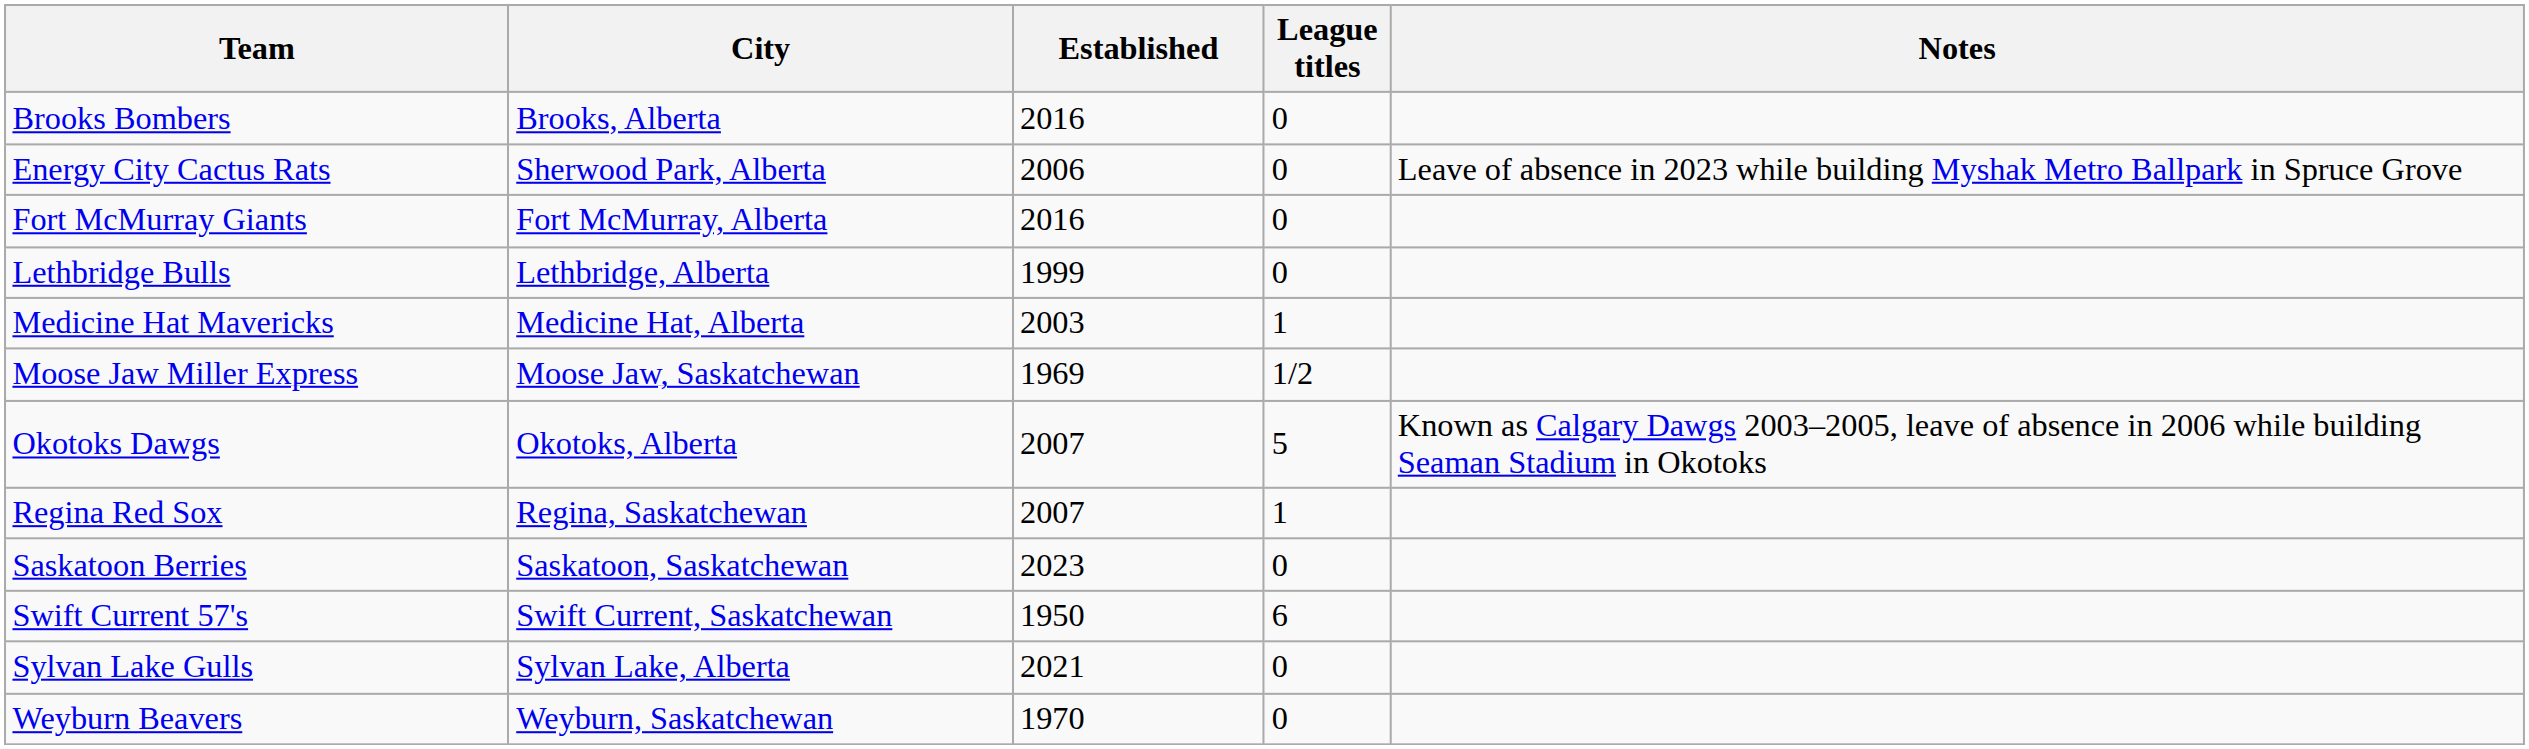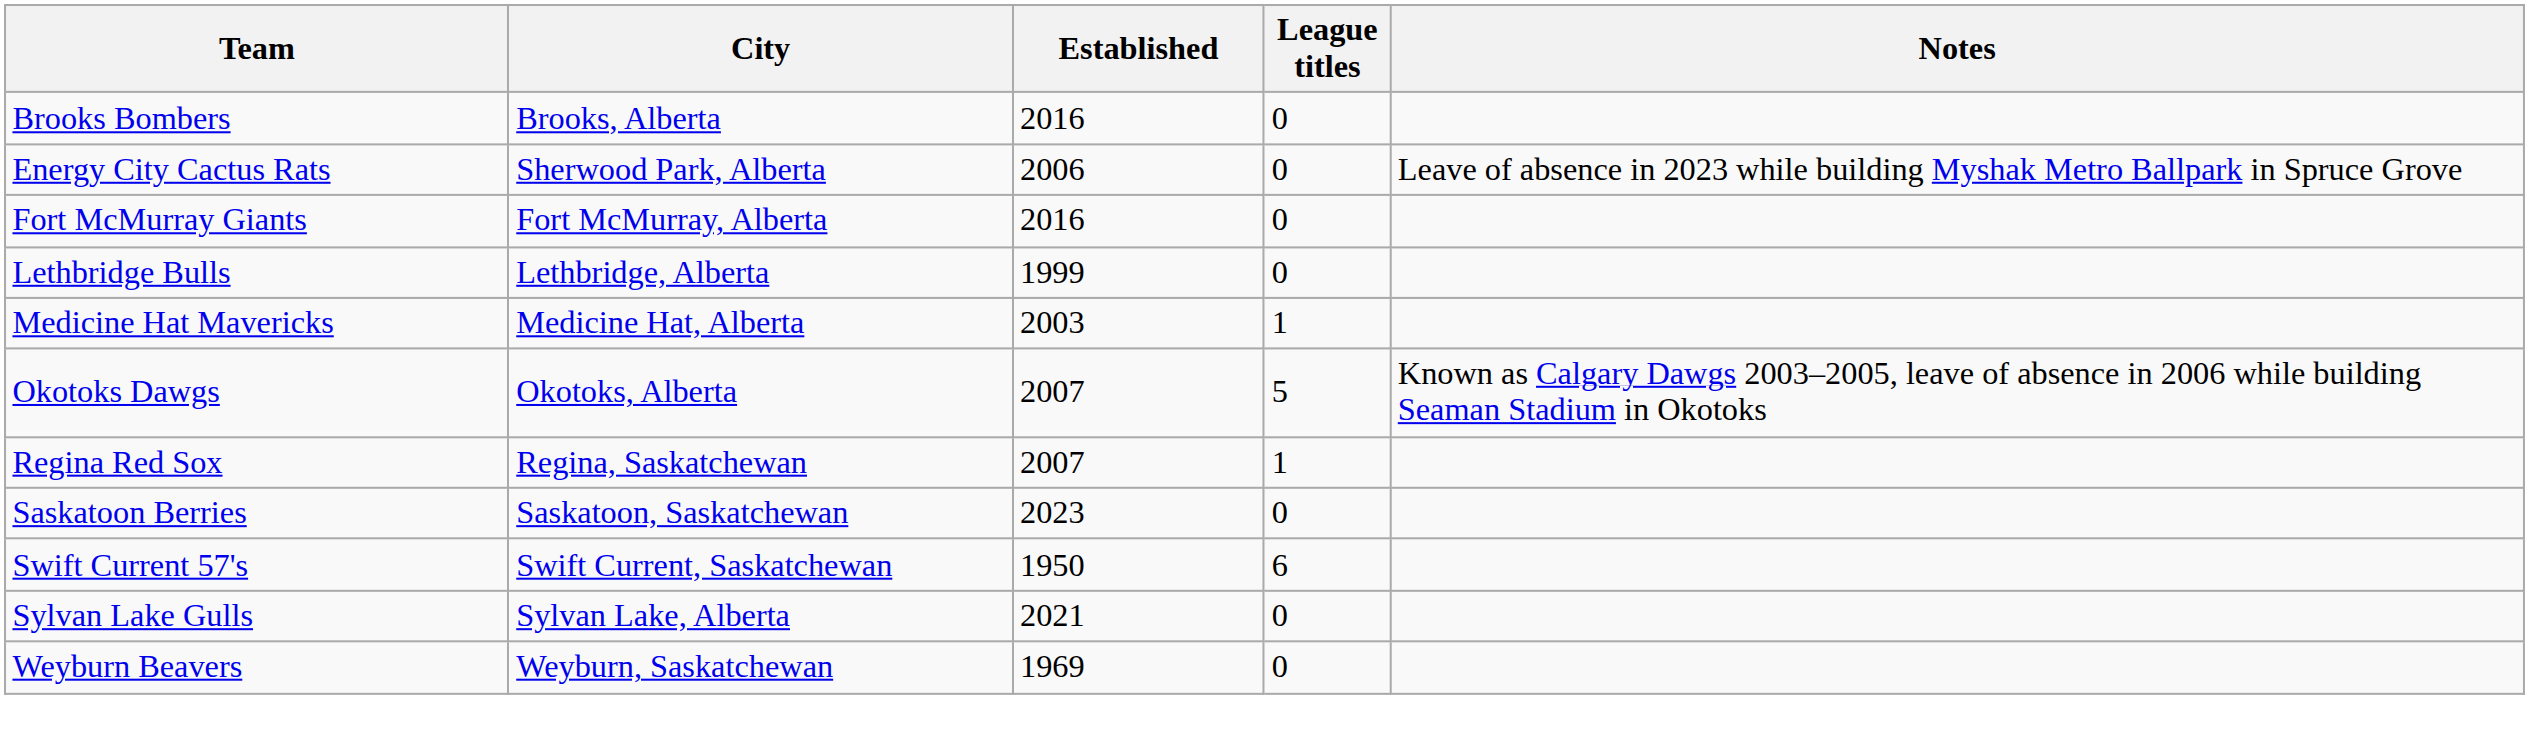- row: (185, 374)
(1052, 717) 1970 -> (1052, 666) 1969
